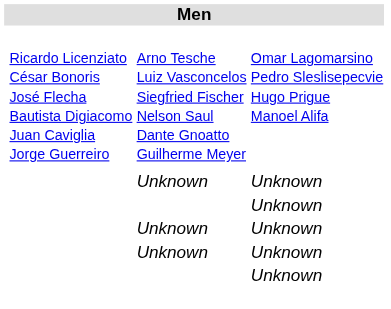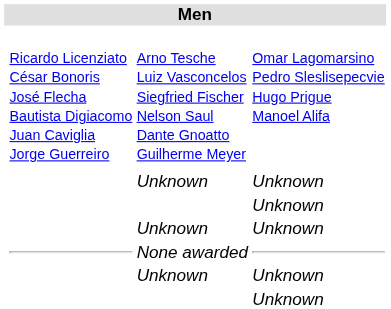+ row: (192, 252)
